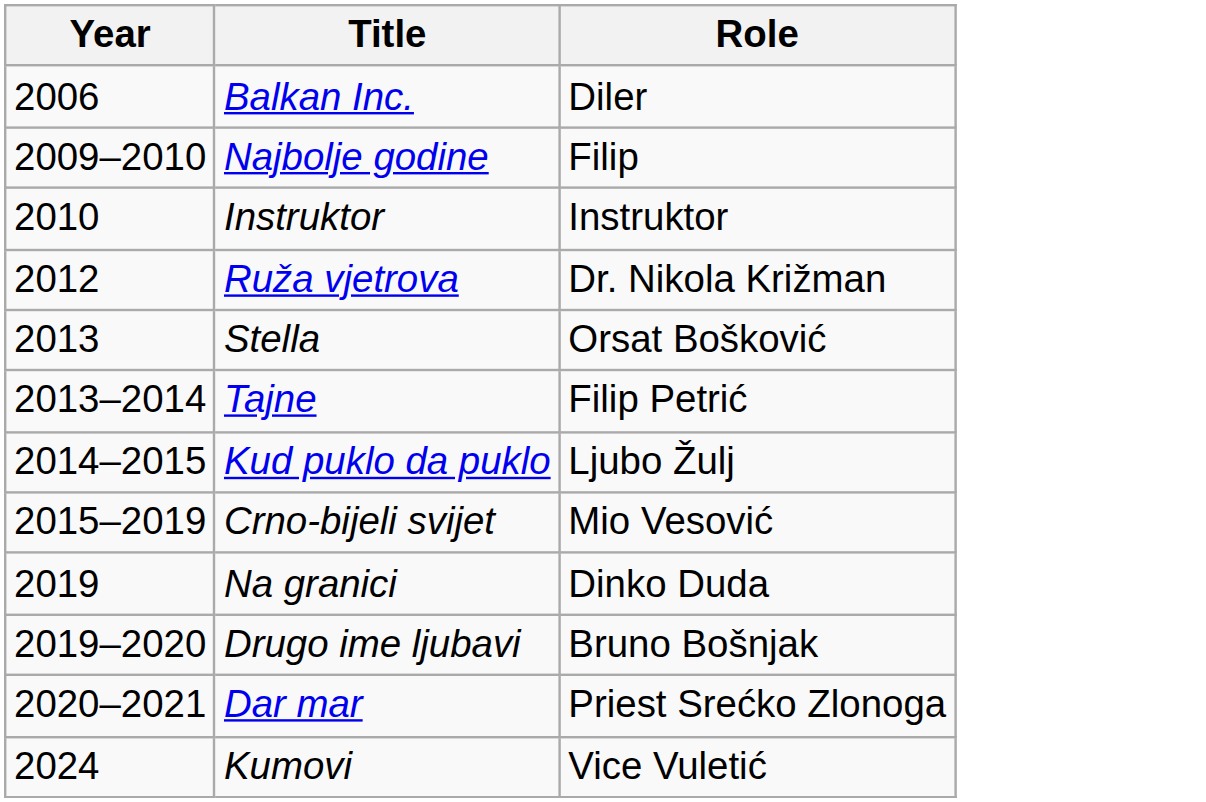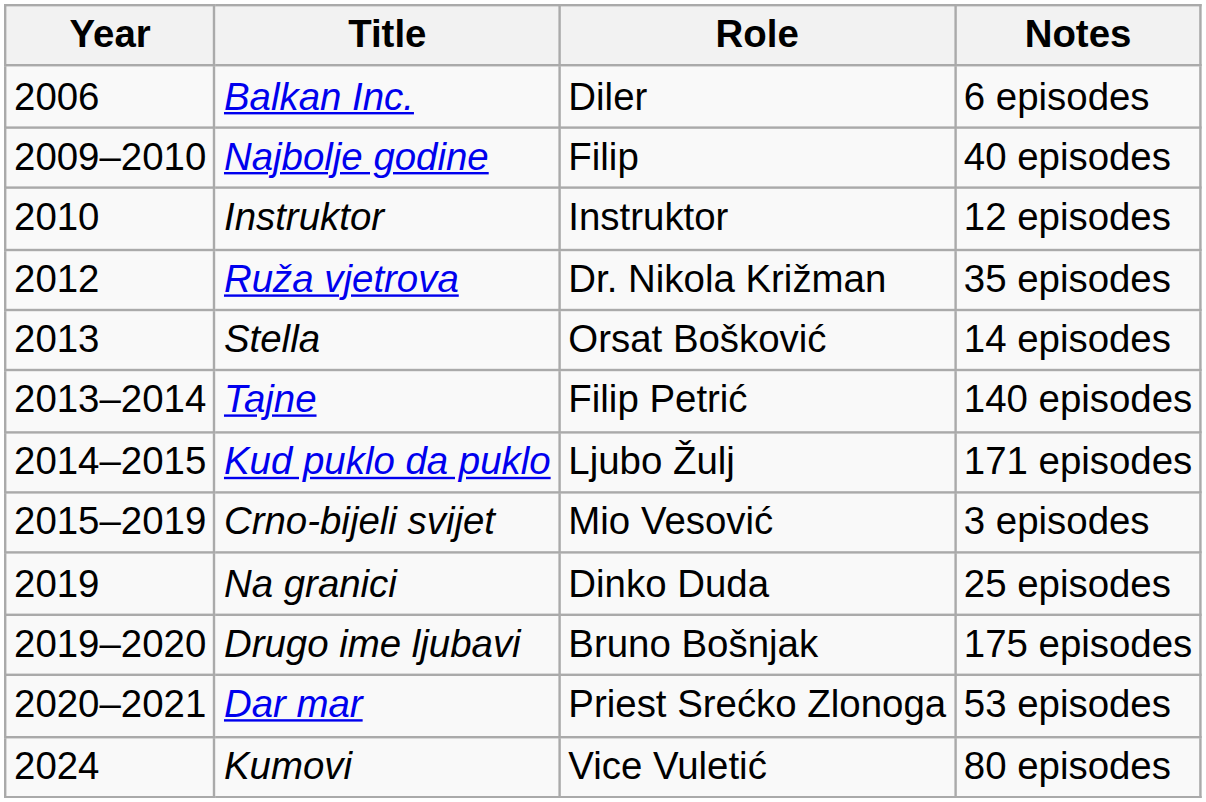+ column: (1078, 34)
